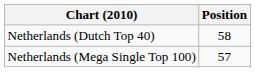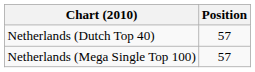(224, 35) 58 -> (224, 35) 57
